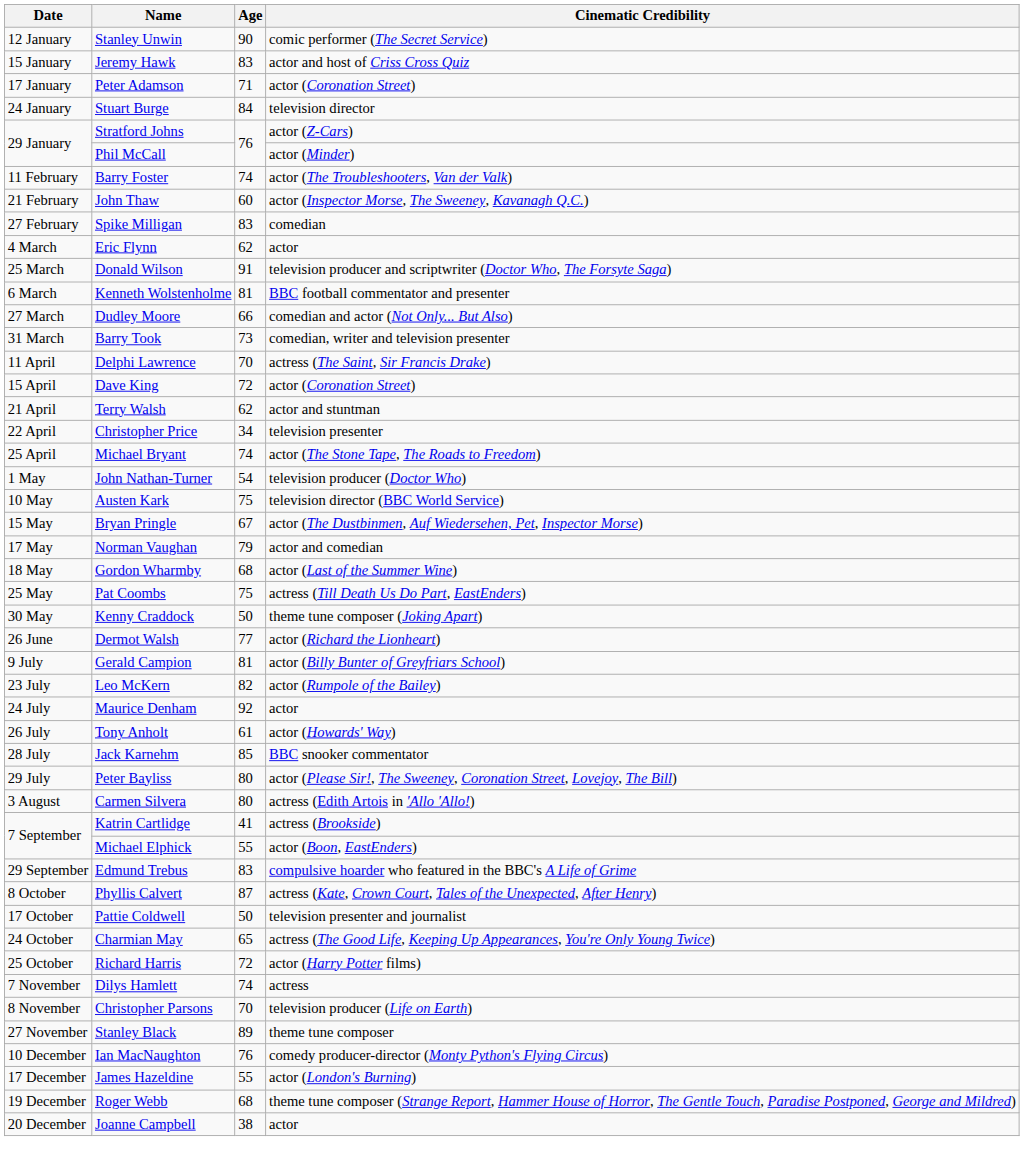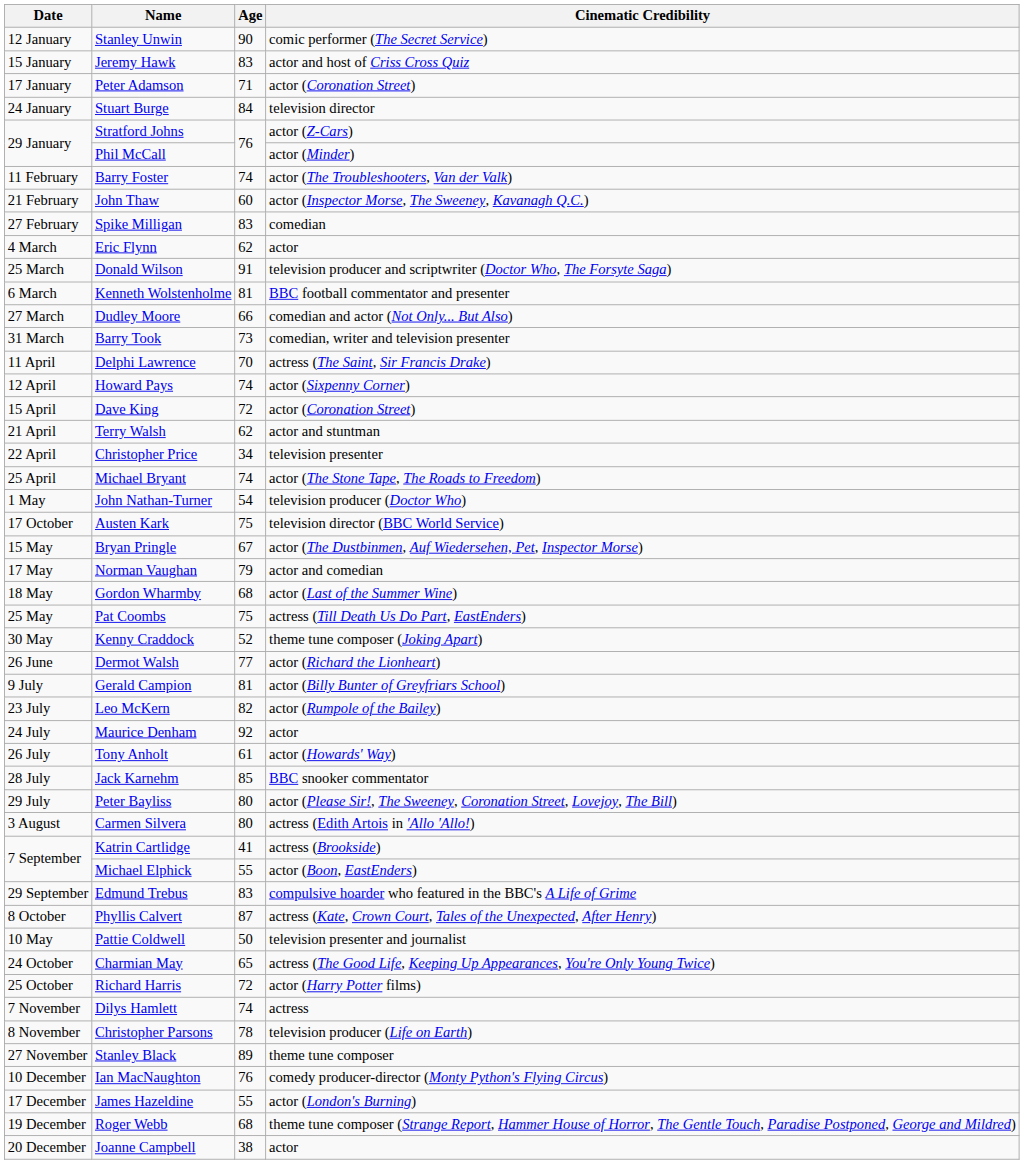+ row: (134, 385)
(30, 500) 10 May -> (40, 524) 17 October
(245, 616) 50 -> (245, 639) 52
(40, 916) 17 October -> (30, 939) 10 May
(245, 1008) 70 -> (245, 1032) 78
